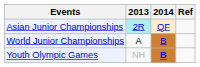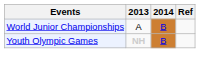- row: (65, 27)
(163, 56) bold -> (163, 41) normal
